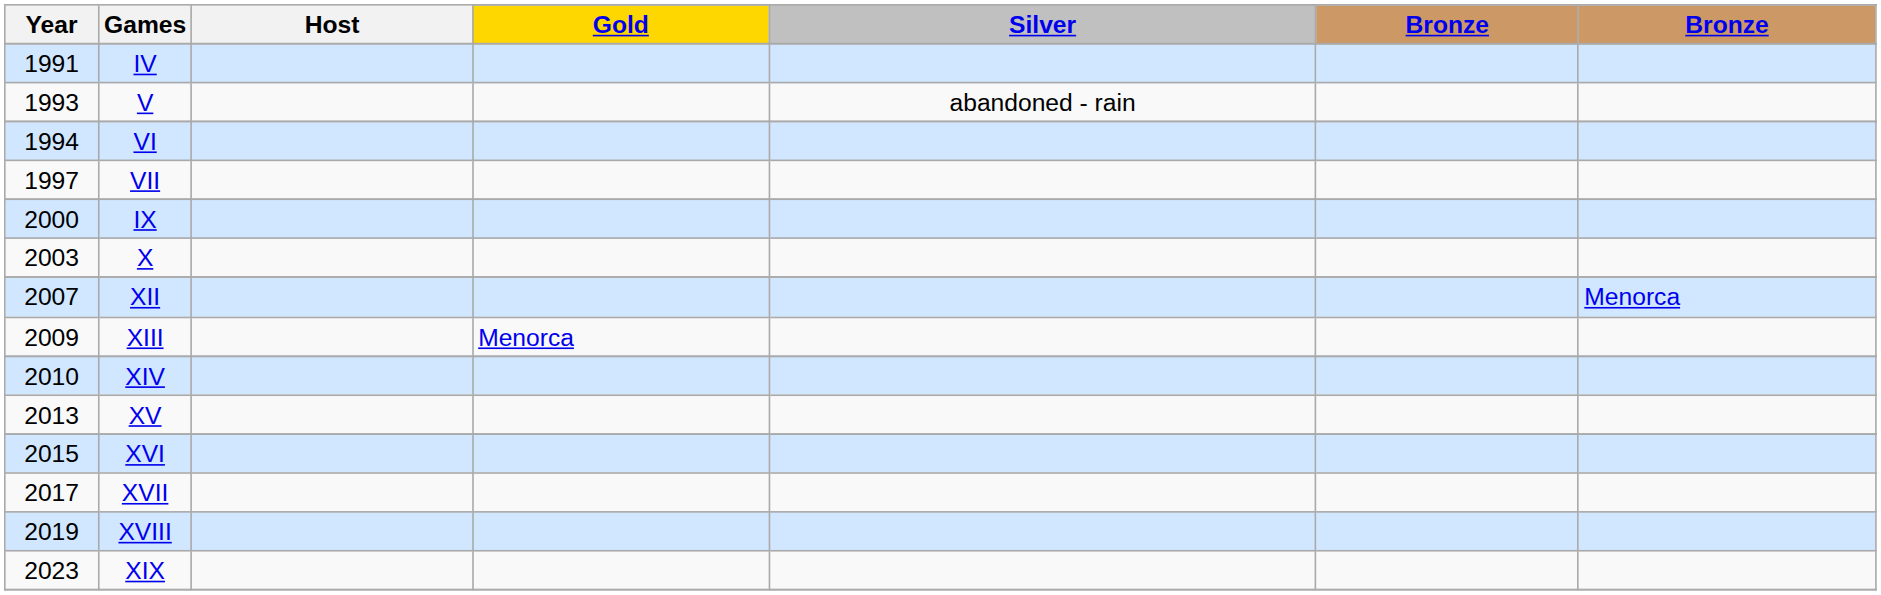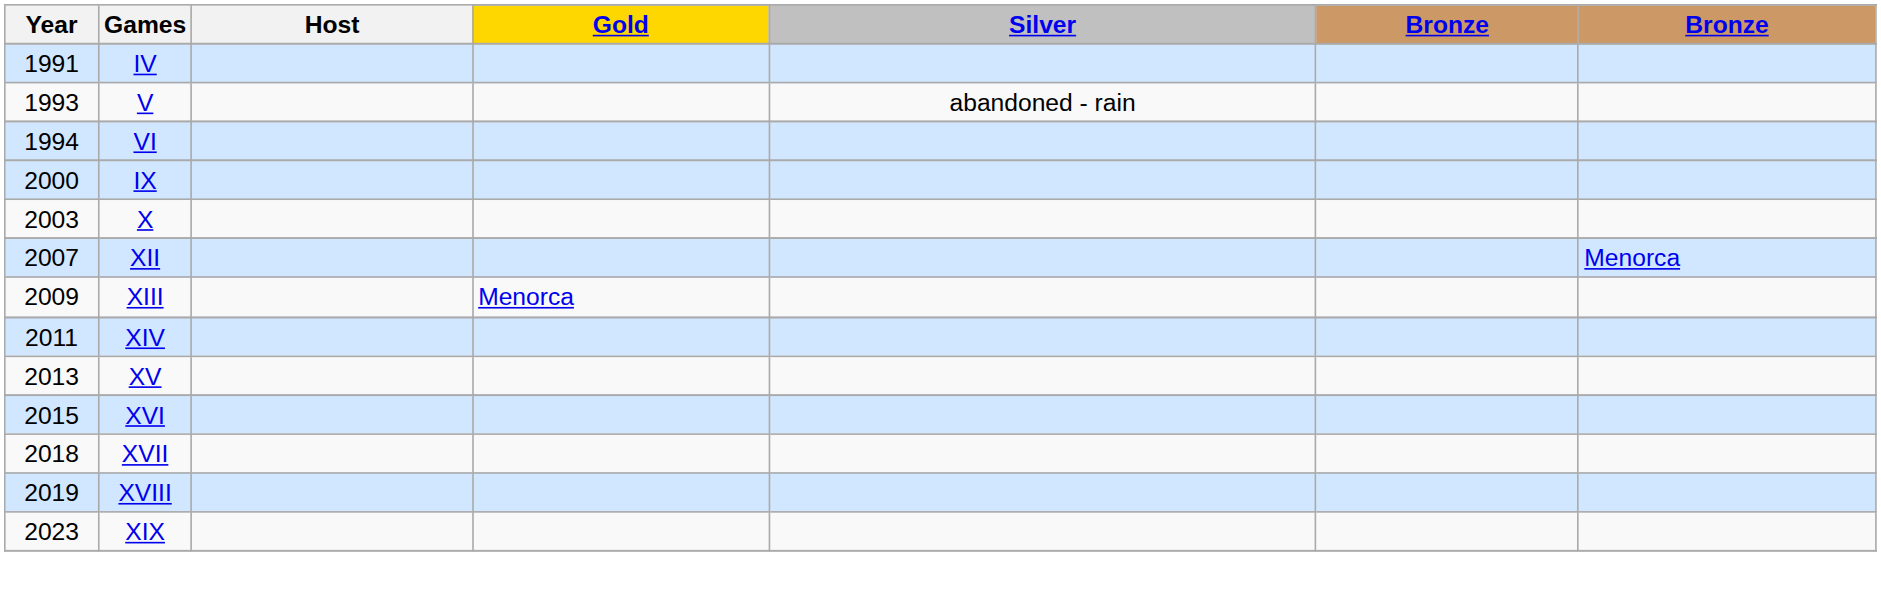- row: (145, 180)
(52, 375) 2010 -> (52, 336) 2011
(52, 492) 2017 -> (52, 453) 2018
